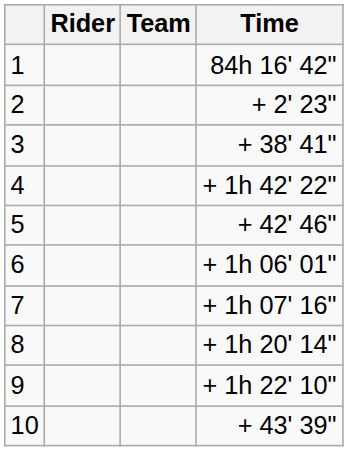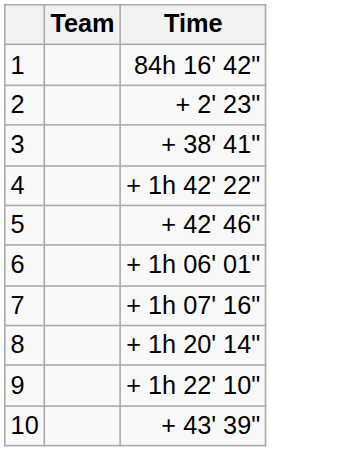- column: (83, 24)
